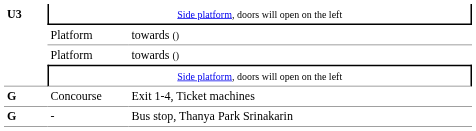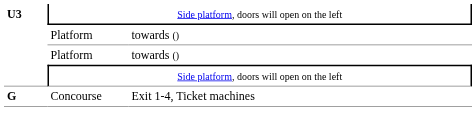- row: (52, 116)
